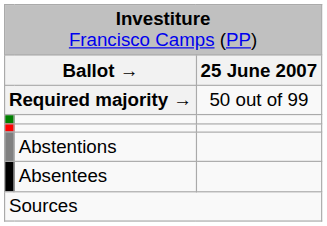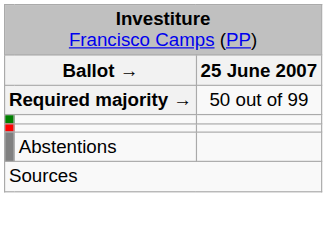- row: (9, 177)
